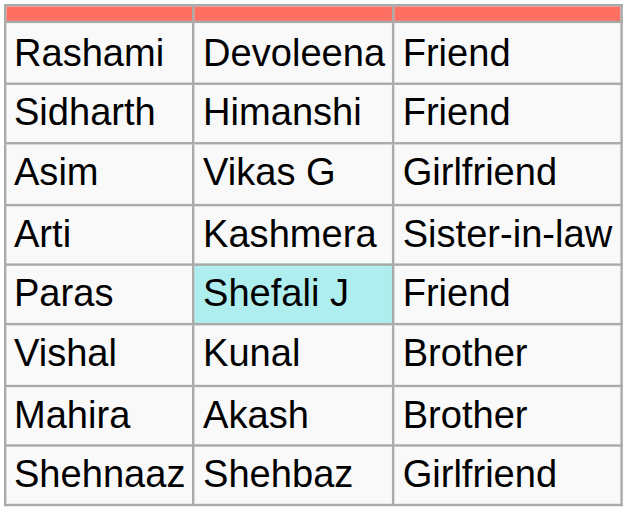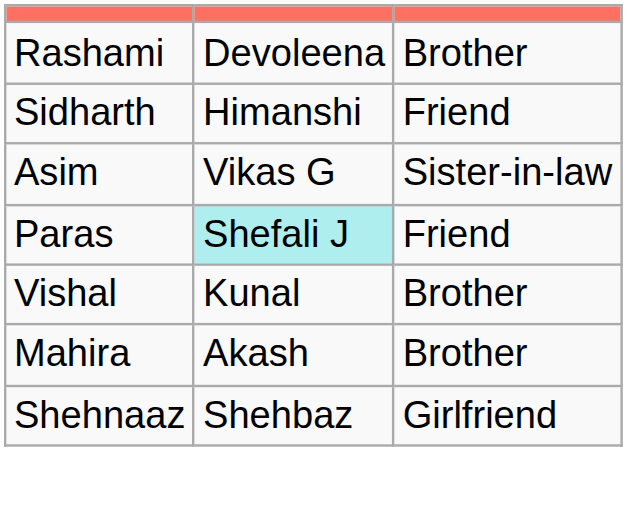(457, 52) Friend -> (465, 52) Brother
(480, 173) Girlfriend -> (507, 173) Sister-in-law
- row: (43, 233)
